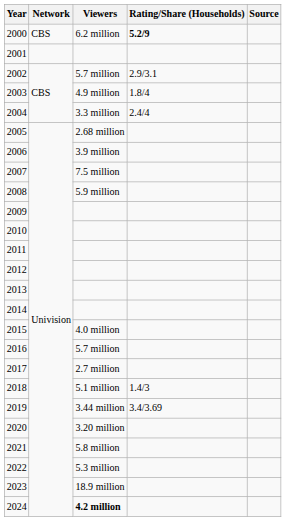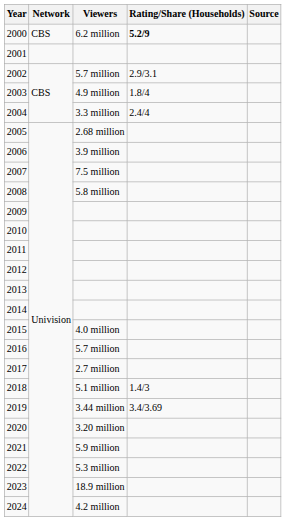(98, 191) 5.9 million -> (98, 191) 5.8 million
(98, 447) 5.8 million -> (98, 447) 5.9 million
(98, 506) bold -> (98, 506) normal
